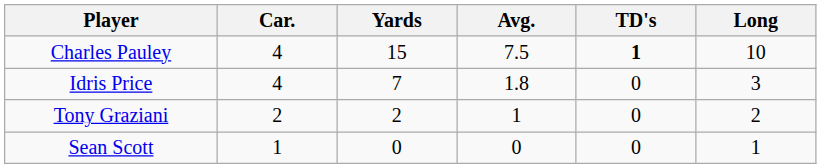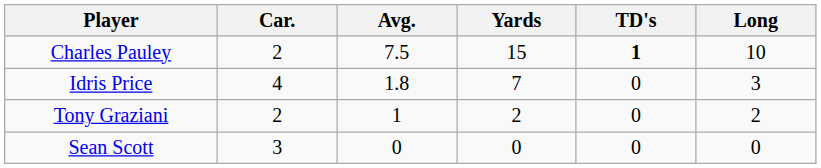columns swapped: (397, 20) <-> (516, 20)
(277, 52) 4 -> (277, 52) 2
(277, 147) 1 -> (277, 147) 3
(756, 147) 1 -> (756, 147) 0
